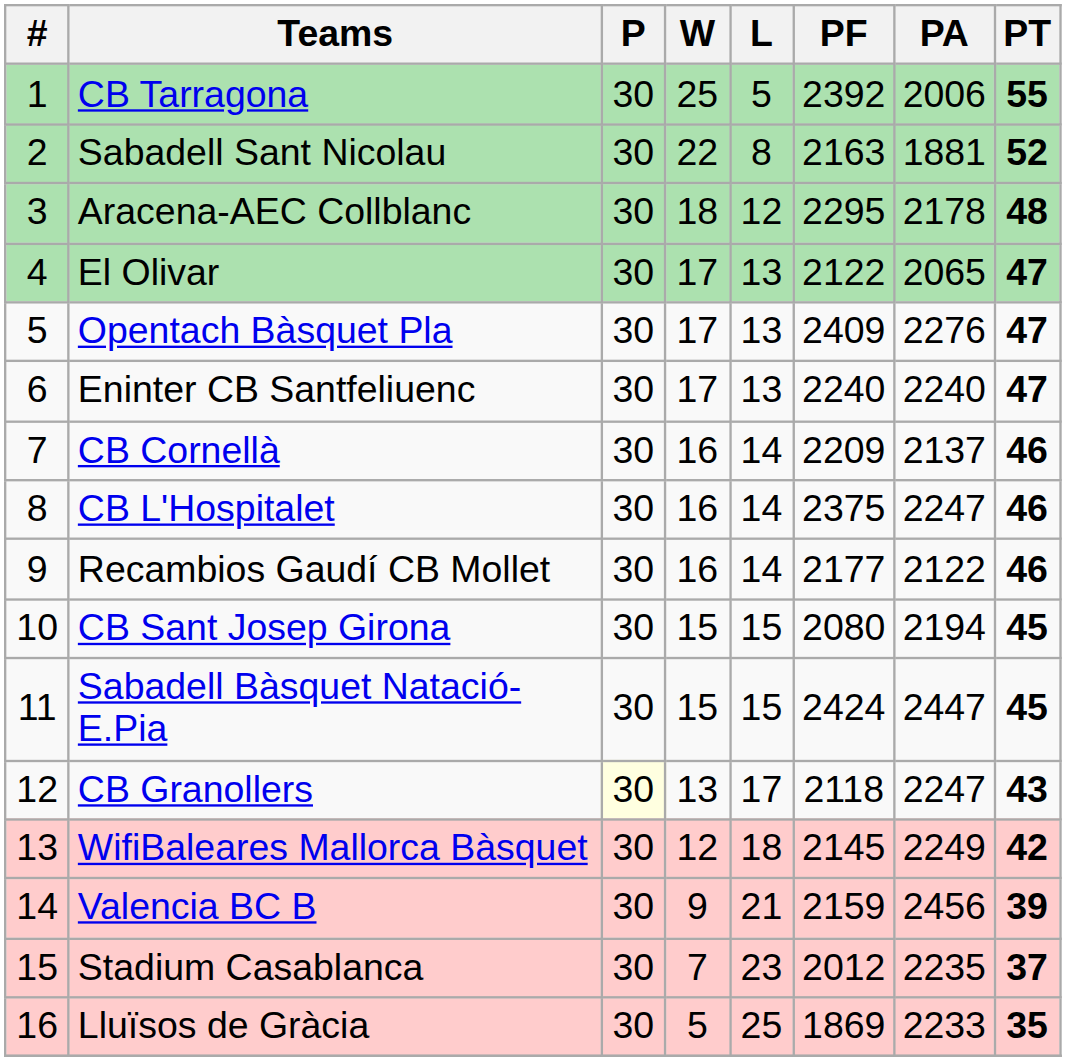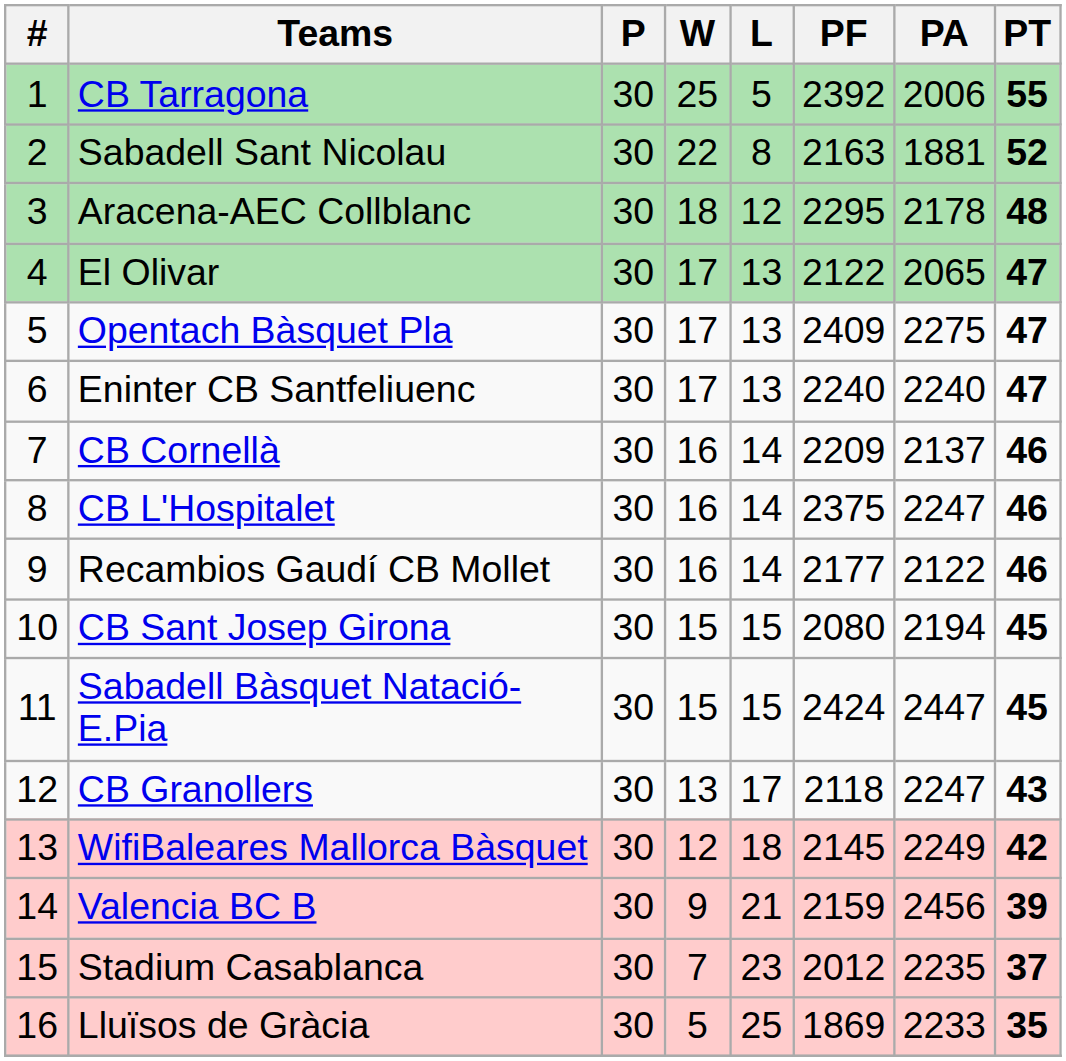(944, 331) 2276 -> (944, 331) 2275
(633, 788) lightyellow background -> (633, 788) no background
